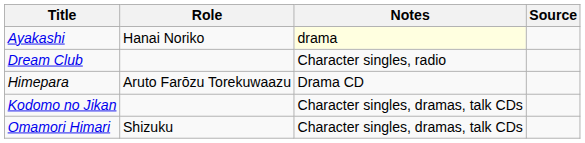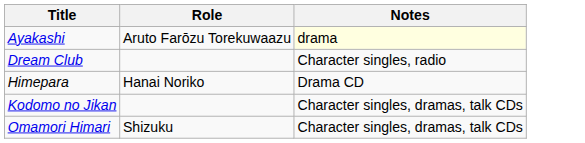- column: (553, 15)
(164, 37) Hanai Noriko -> (207, 37) Aruto Farōzu Torekuwaazu
(207, 82) Aruto Farōzu Torekuwaazu -> (164, 82) Hanai Noriko
